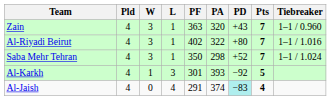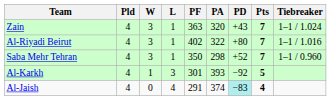(300, 27) 1–1 / 0.960 -> (300, 27) 1–1 / 1.024
(300, 57) 1–1 / 1.024 -> (300, 57) 1–1 / 0.960
